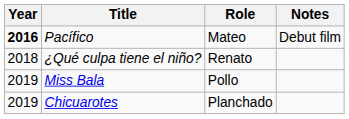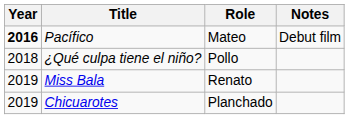(230, 59) Renato -> (223, 59) Pollo
(223, 80) Pollo -> (230, 80) Renato
